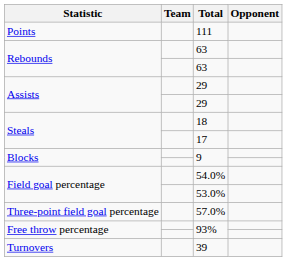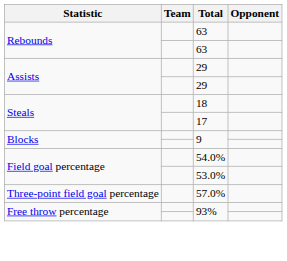- row: (21, 31)
- row: (30, 247)
